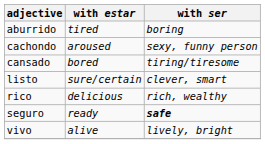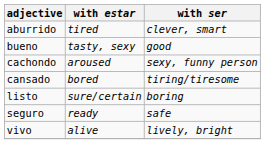(165, 30) boring -> (187, 30) clever, smart
+ row: (22, 46)
(187, 80) clever, smart -> (165, 96) boring
- row: (19, 96)
(159, 113) bold -> (159, 113) normal
